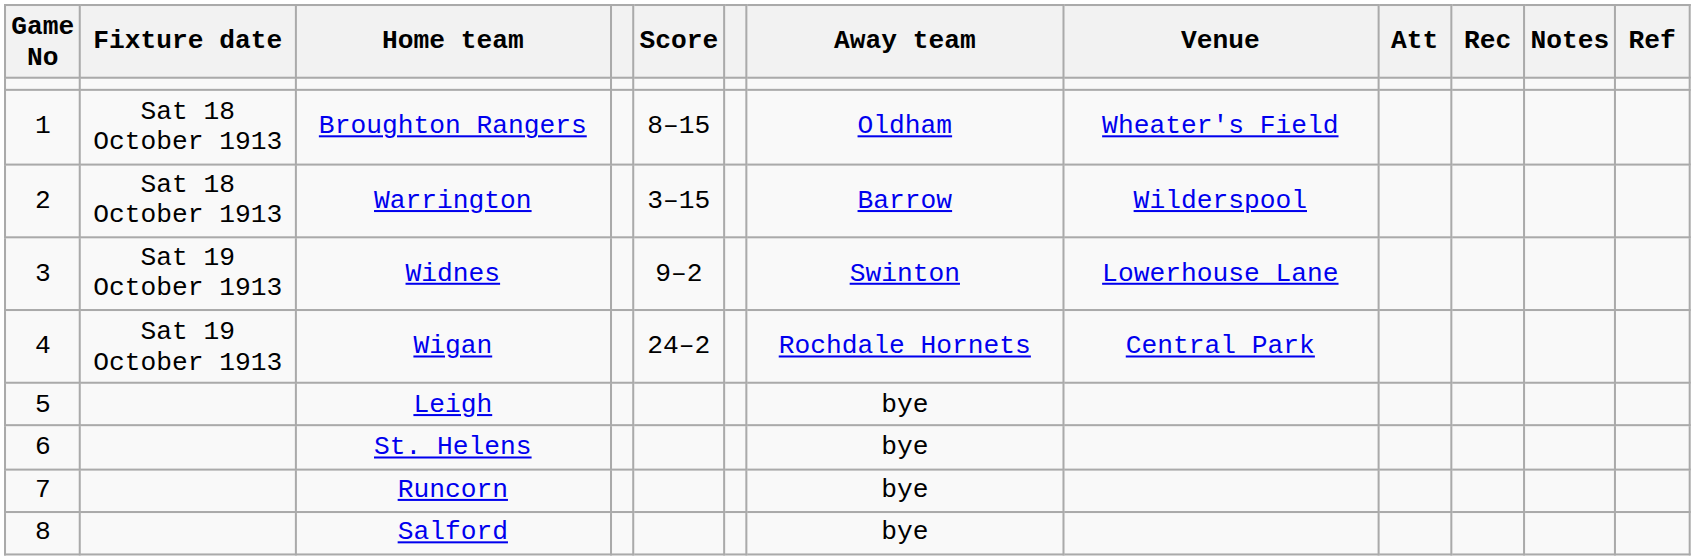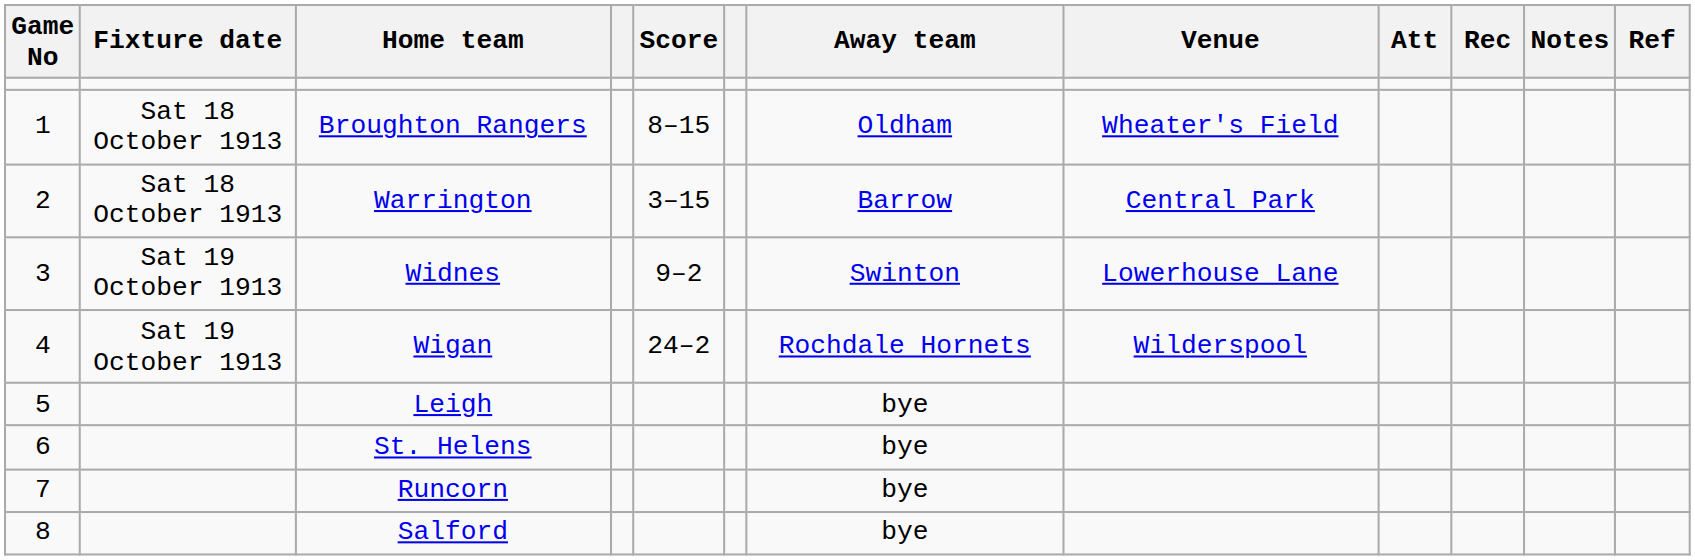(1220, 200) Wilderspool -> (1220, 200) Central Park
(1220, 346) Central Park -> (1220, 346) Wilderspool
